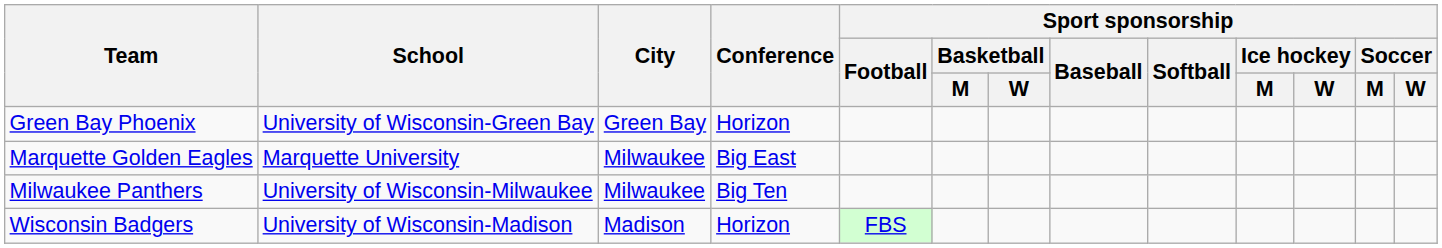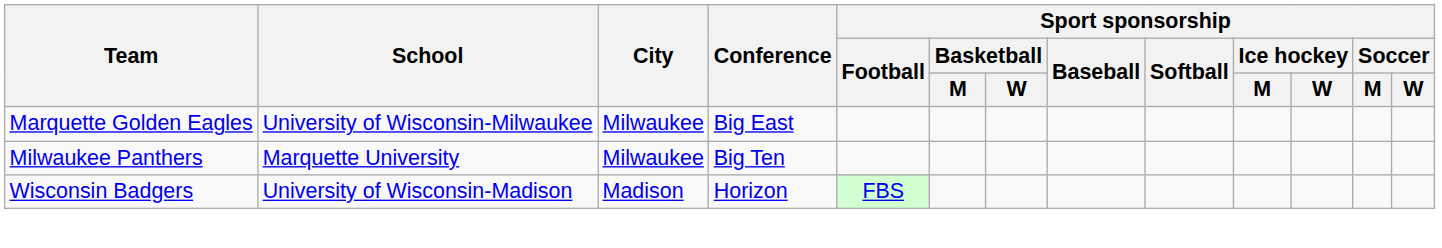- row: (103, 123)
(361, 157) Marquette University -> (428, 123) University of Wisconsin-Milwaukee
(428, 191) University of Wisconsin-Milwaukee -> (361, 157) Marquette University
